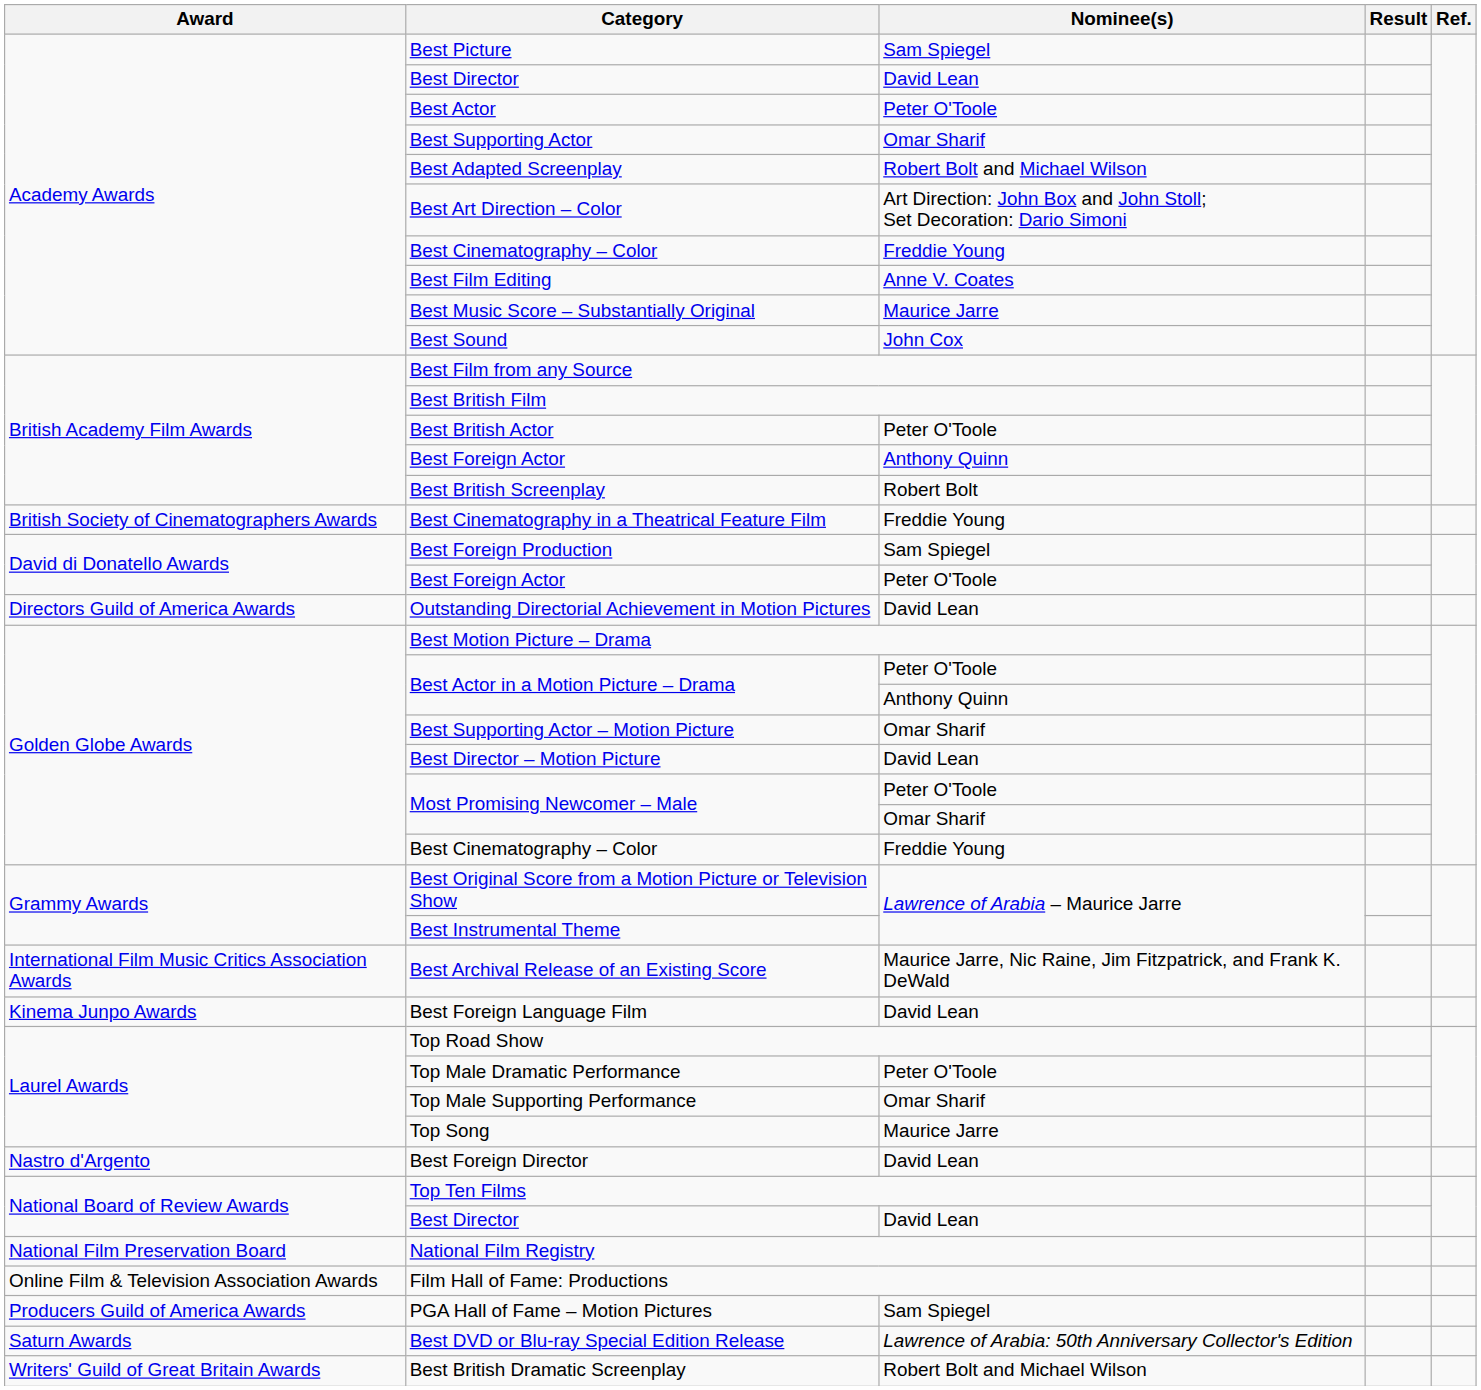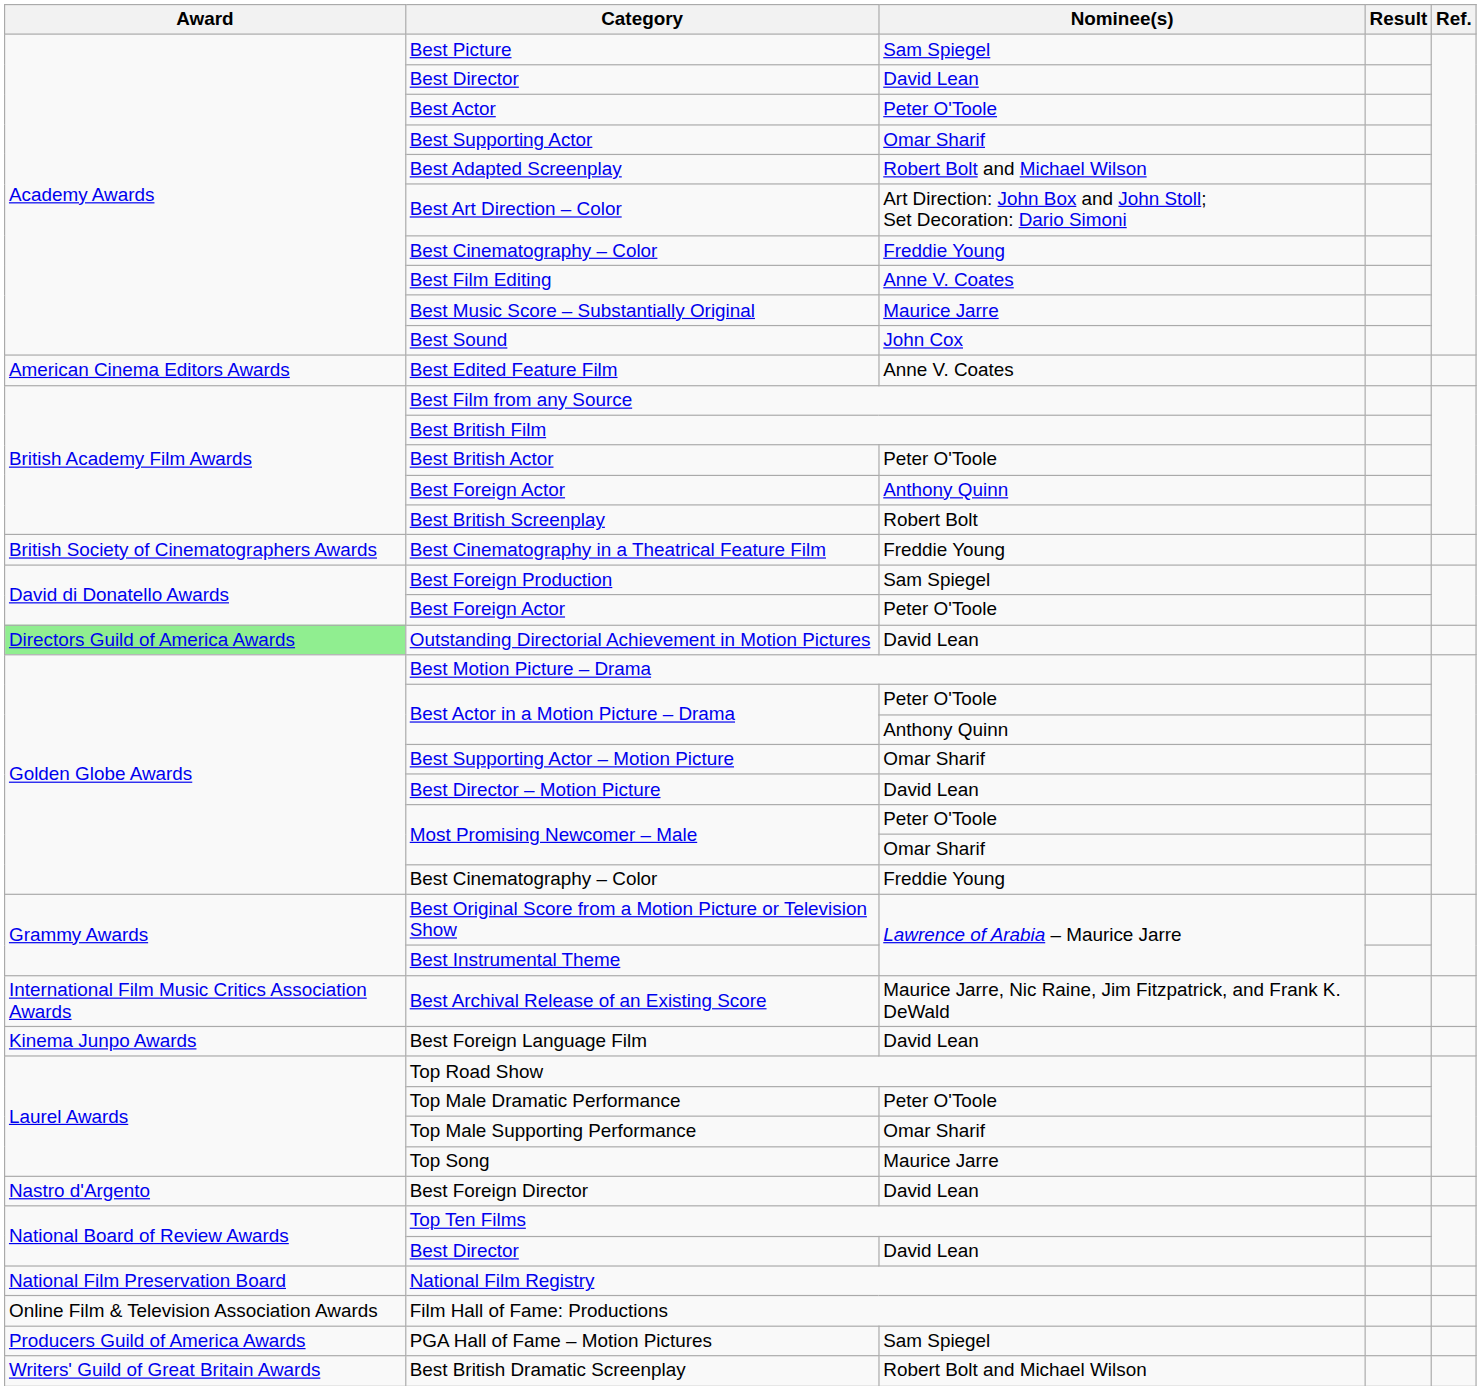+ row: (514, 370)
(152, 609) no background -> (152, 639) lightgreen background
- row: (597, 1340)
